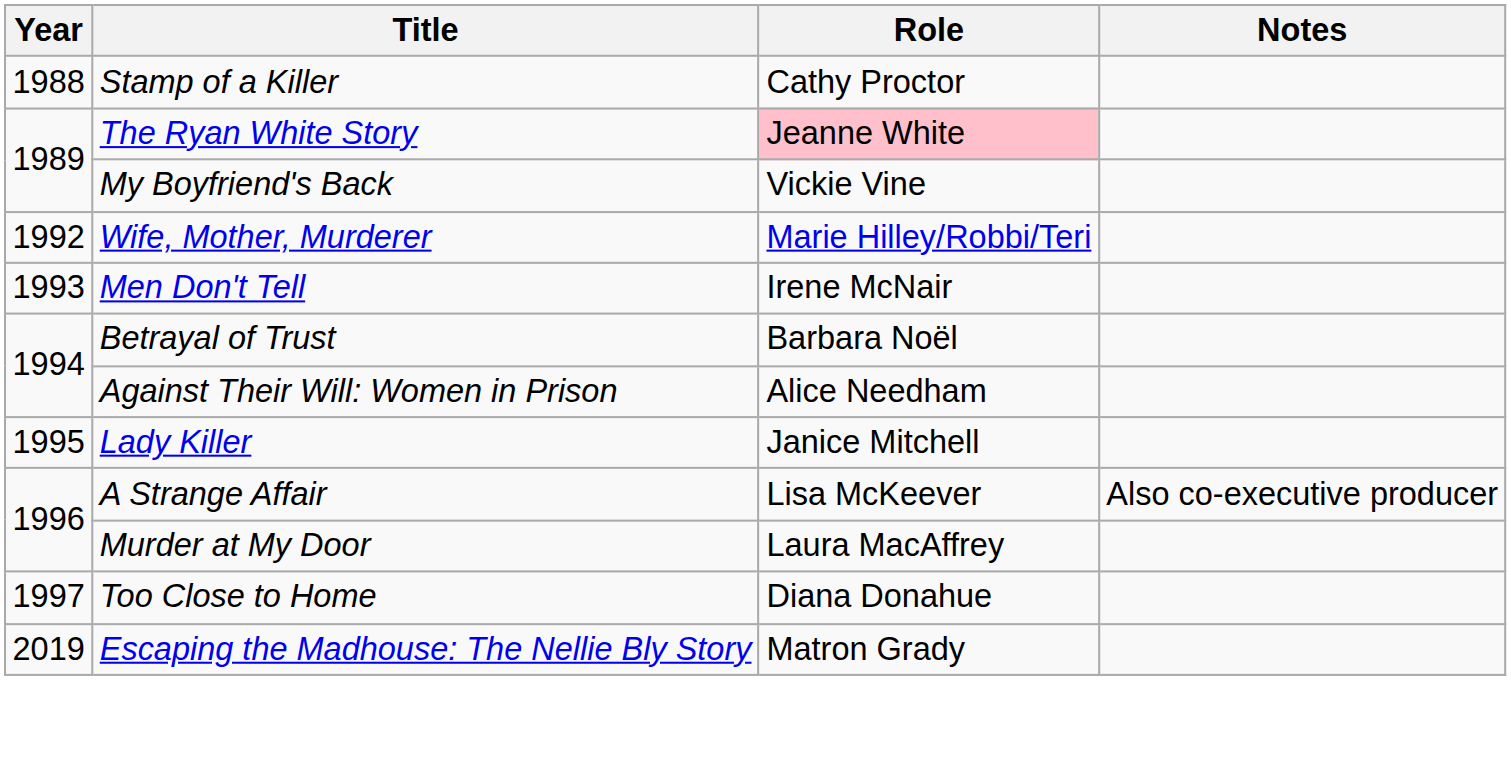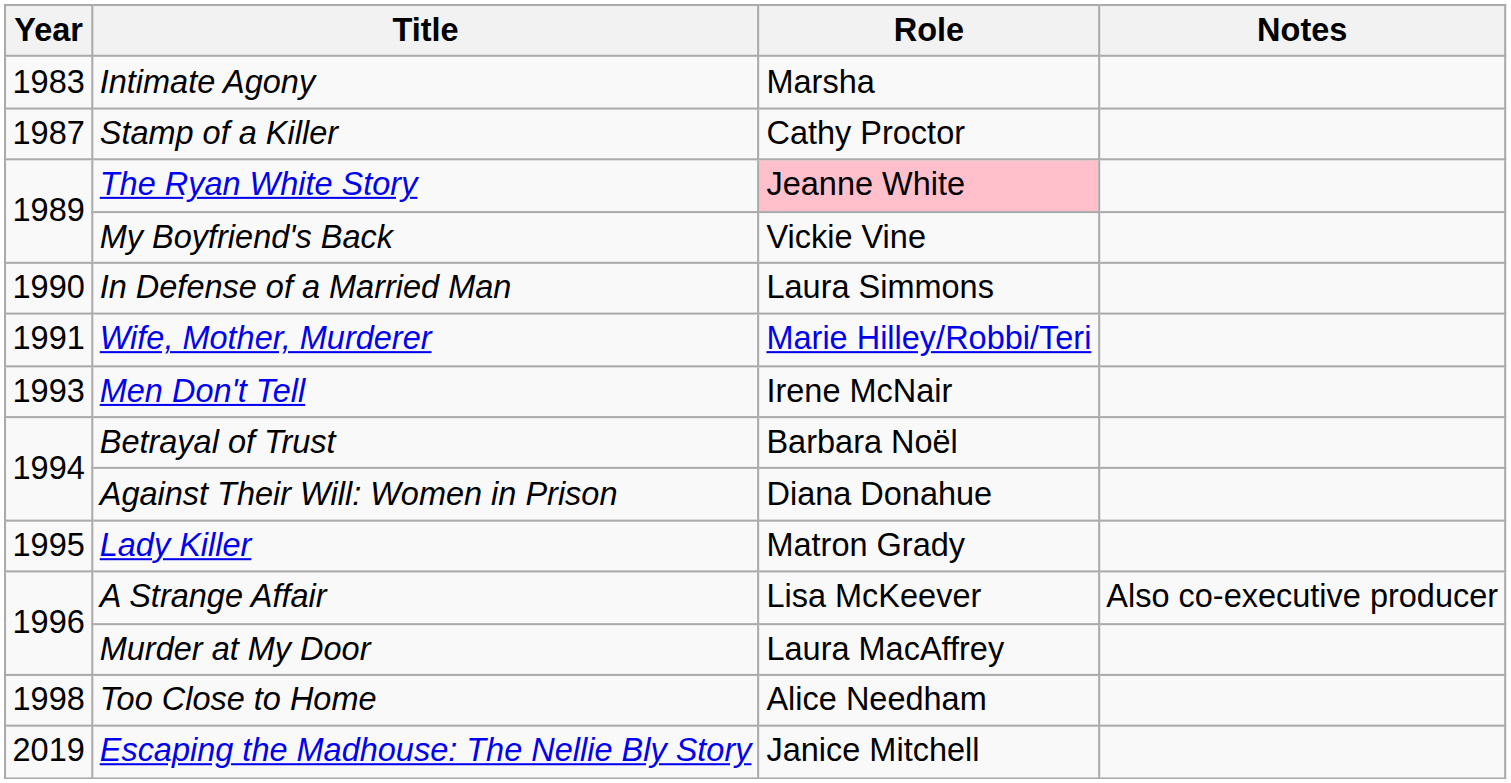+ row: (207, 81)
(49, 81) 1988 -> (49, 133) 1987
+ row: (306, 287)
(49, 236) 1992 -> (49, 339) 1991
(877, 390) Alice Needham -> (879, 493) Diana Donahue
(873, 442) Janice Mitchell -> (866, 545) Matron Grady
(49, 596) 1997 -> (49, 699) 1998
(879, 596) Diana Donahue -> (877, 699) Alice Needham
(866, 648) Matron Grady -> (873, 751) Janice Mitchell
